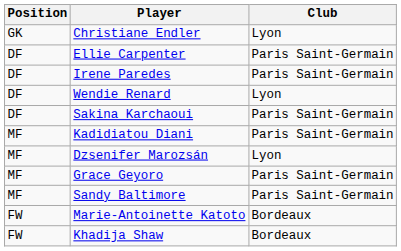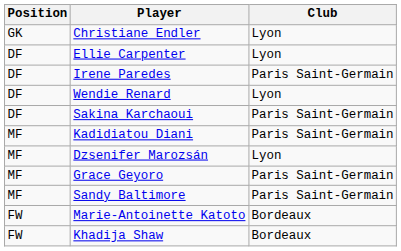(323, 55) Paris Saint-Germain -> (266, 55) Lyon
